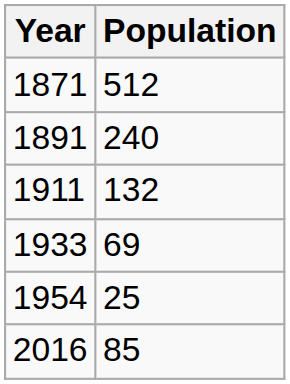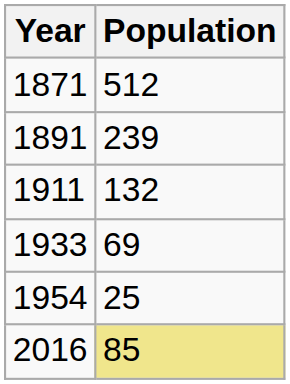(131, 137) 240 -> (131, 137) 239
(122, 350) no background -> (122, 350) khaki background
